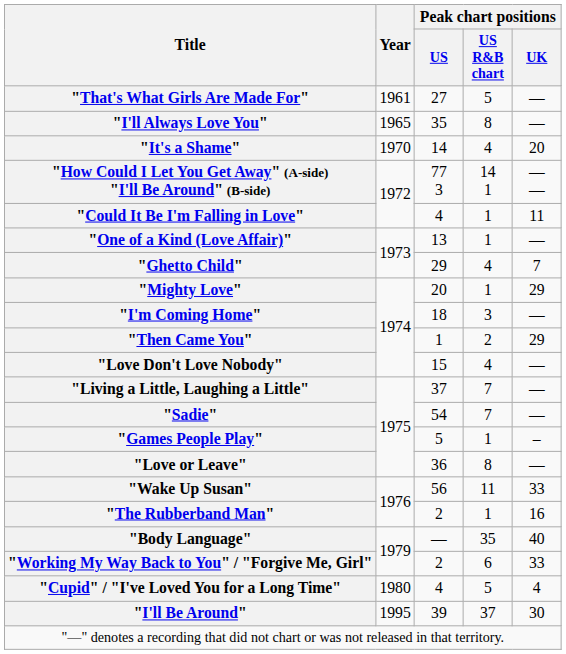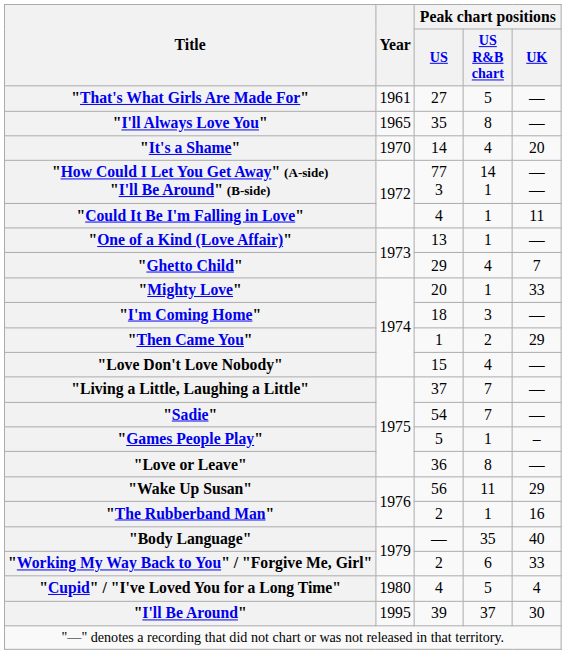(537, 290) 29 -> (537, 290) 33
(537, 489) 33 -> (537, 489) 29
